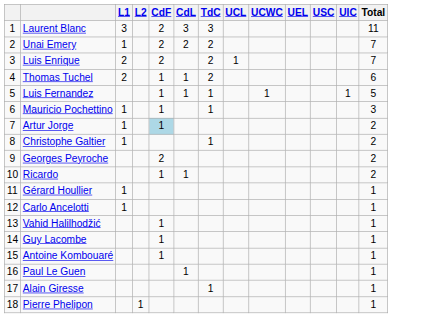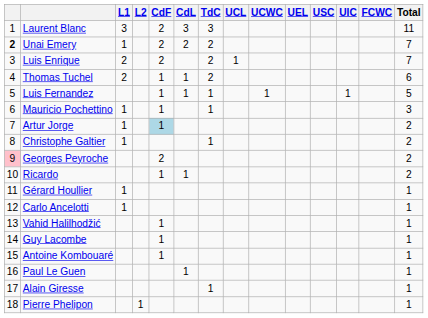+ column: (377, 12)
(12, 45) normal -> (12, 45) bold
(12, 158) no background -> (12, 158) pink background
